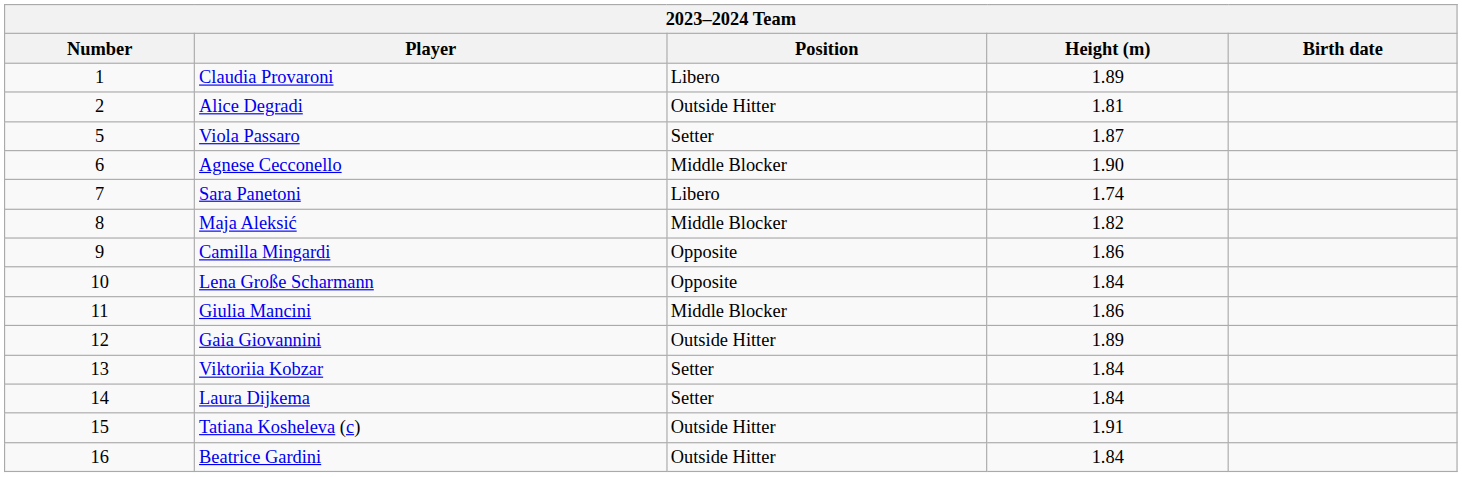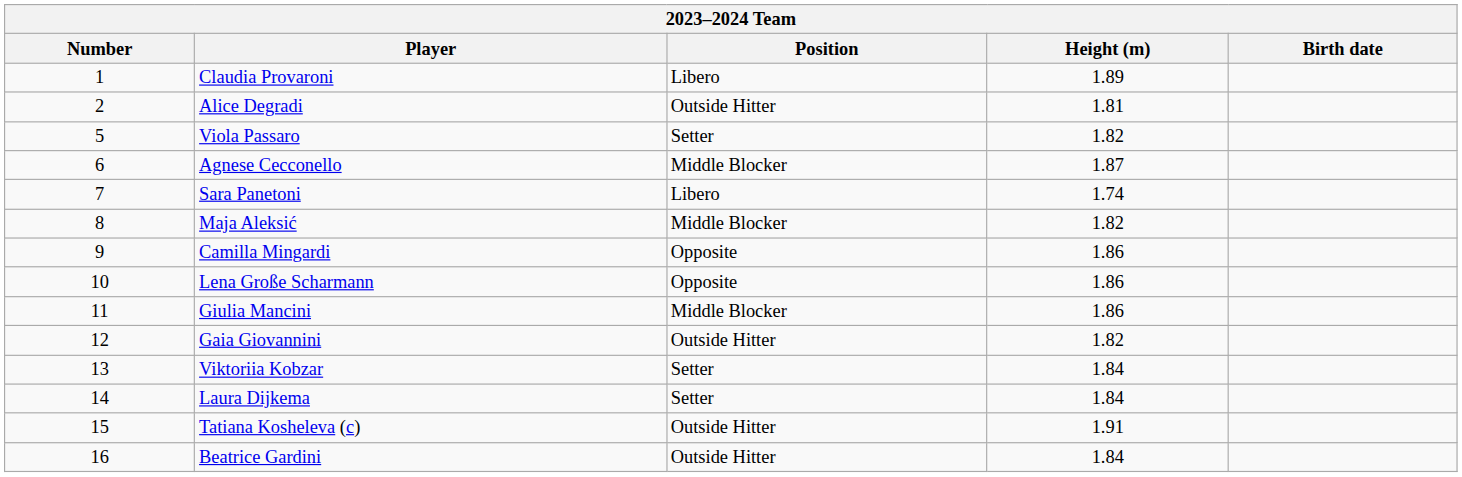(1108, 135) 1.87 -> (1108, 135) 1.82
(1108, 164) 1.90 -> (1108, 164) 1.87
(1108, 281) 1.84 -> (1108, 281) 1.86
(1108, 340) 1.89 -> (1108, 340) 1.82
